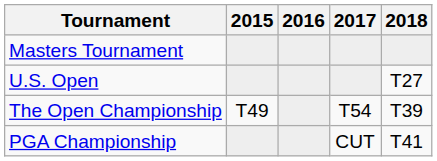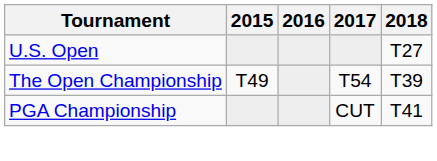- row: (96, 50)
